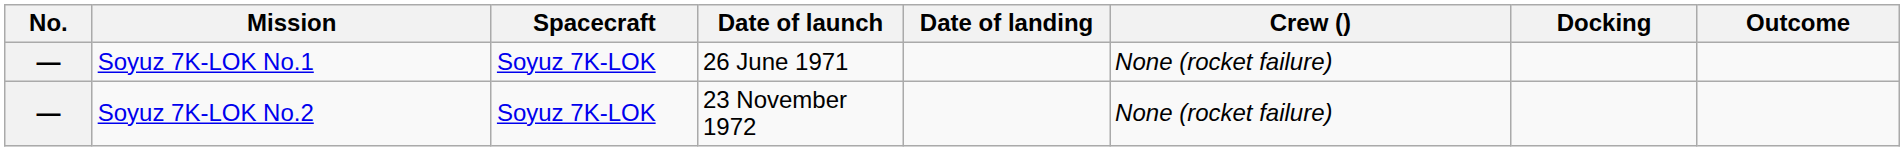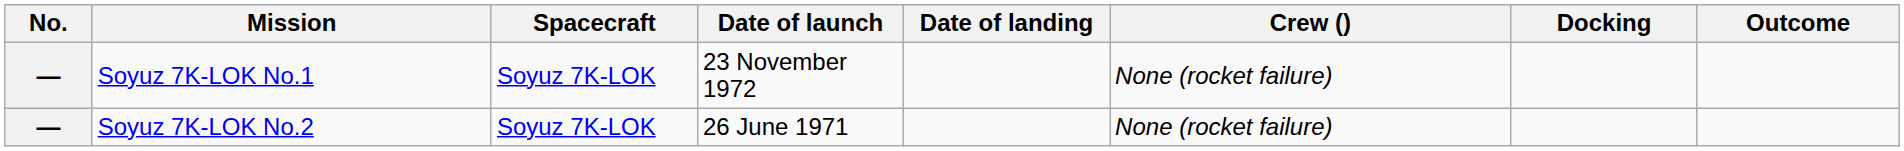(776, 61) 26 June 1971 -> (775, 75) 23 November 1972
(775, 113) 23 November 1972 -> (776, 126) 26 June 1971
